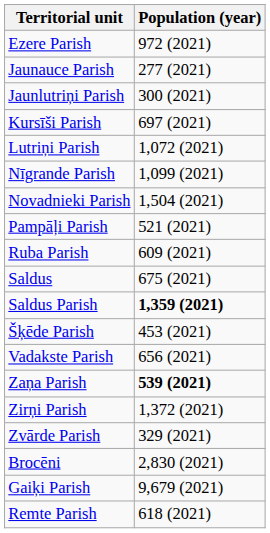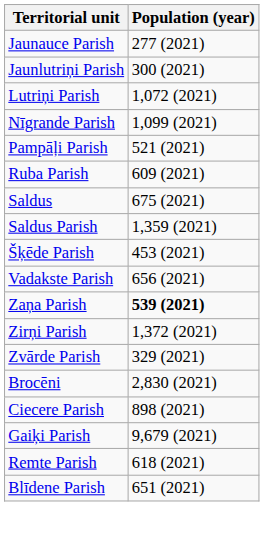- row: (50, 43)
- row: (55, 122)
- row: (69, 200)
(181, 305) bold -> (174, 226) normal
+ row: (56, 409)
+ row: (57, 488)
